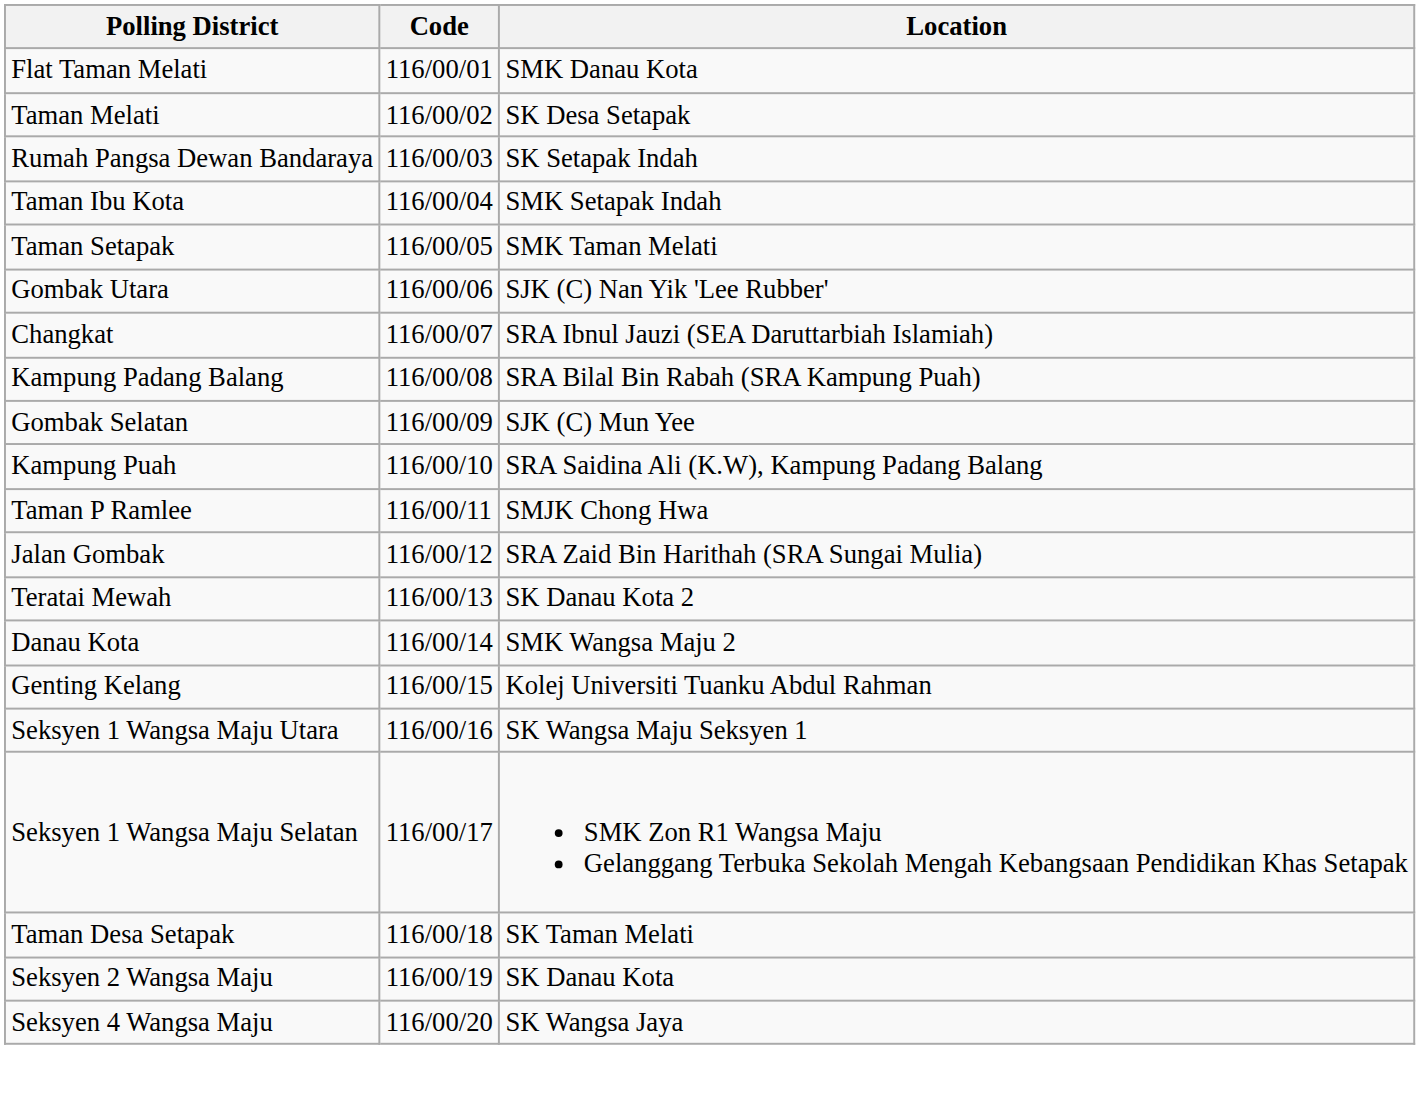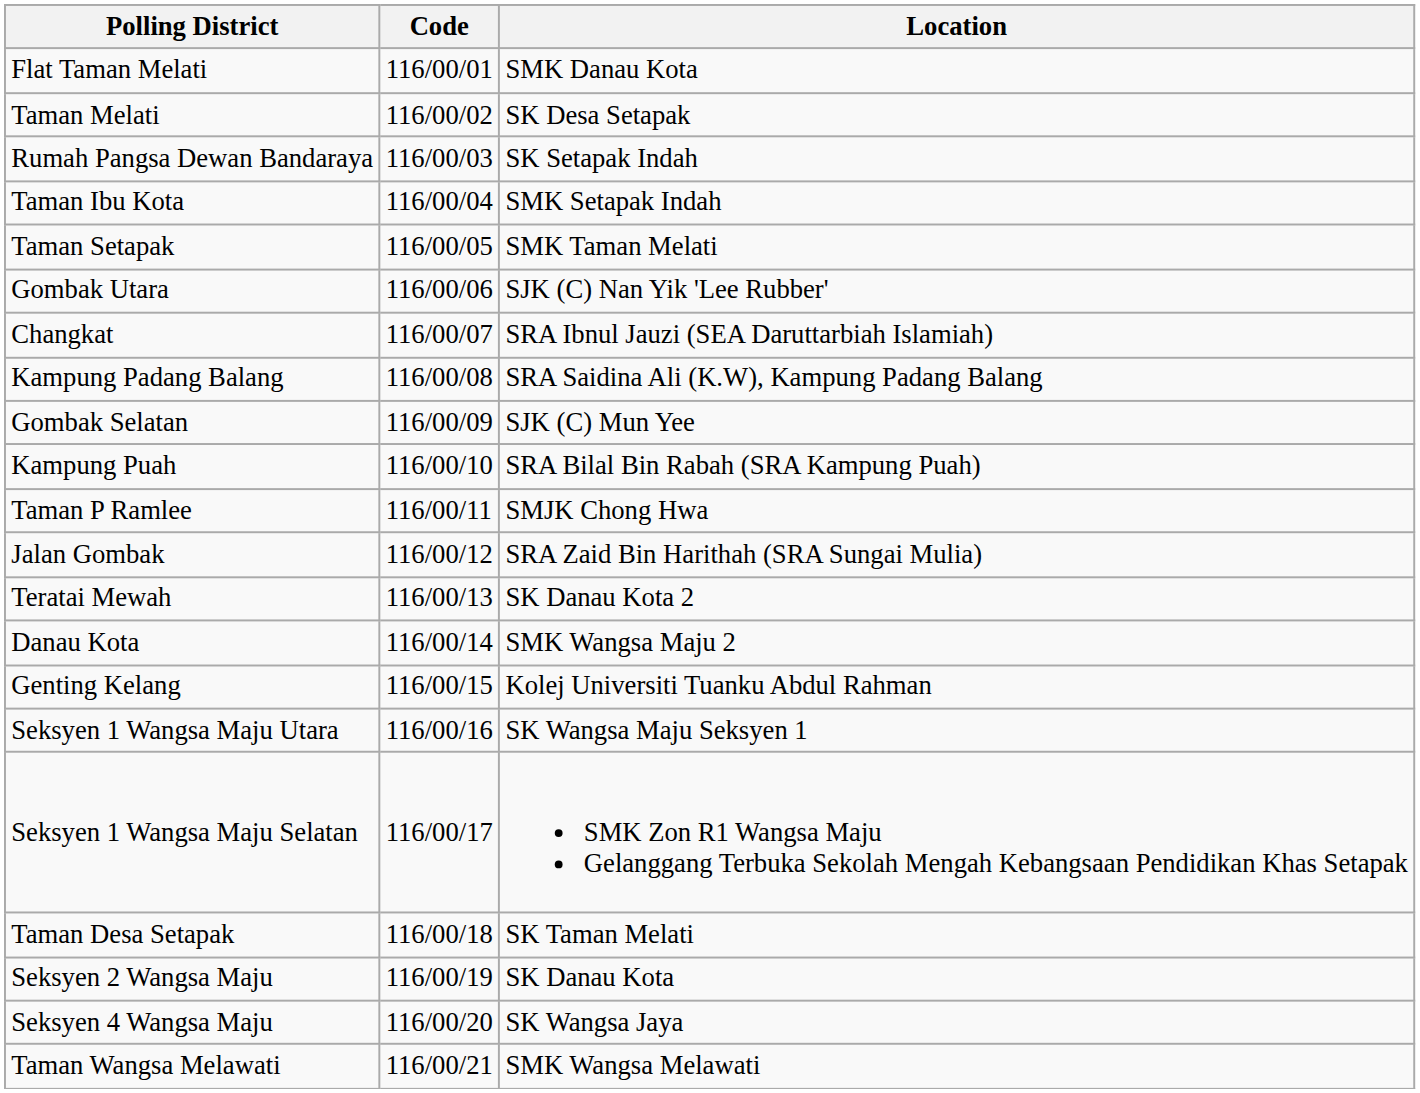(743, 377) SRA Bilal Bin Rabah (SRA Kampung Puah) -> (774, 377) SRA Saidina Ali (K.W), Kampung Padang Balang
(774, 465) SRA Saidina Ali (K.W), Kampung Padang Balang -> (743, 465) SRA Bilal Bin Rabah (SRA Kampung Puah)
+ row: (146, 1065)
